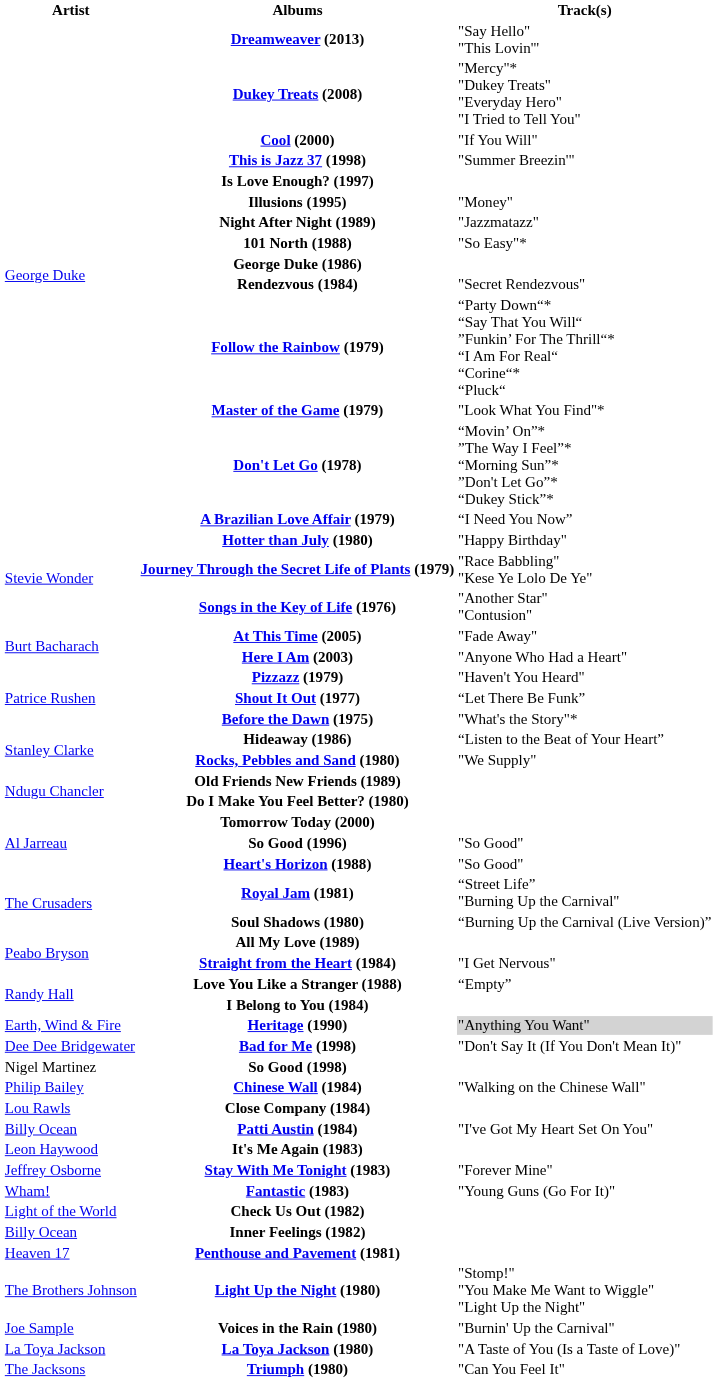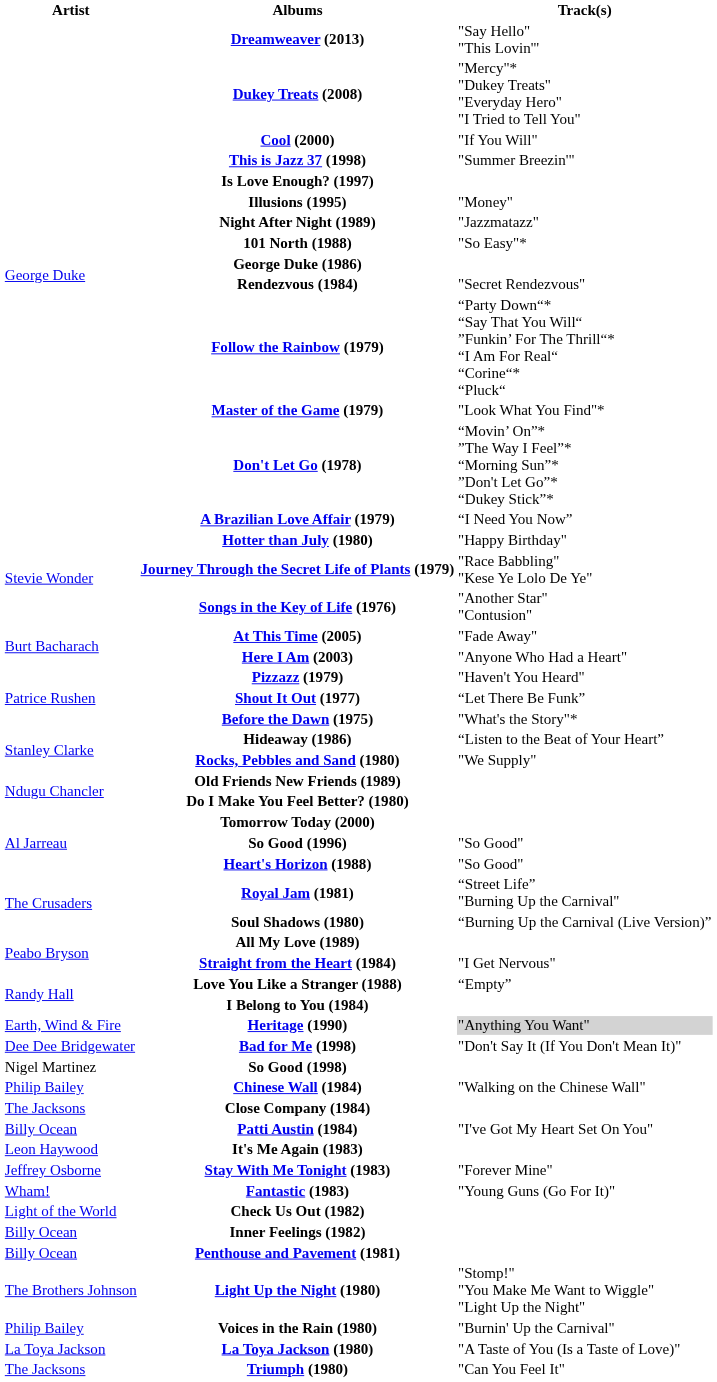(38, 1108) Lou Rawls -> (45, 1108) The Jacksons
(37, 1252) Heaven 17 -> (41, 1252) Billy Ocean
(39, 1328) Joe Sample -> (44, 1328) Philip Bailey
